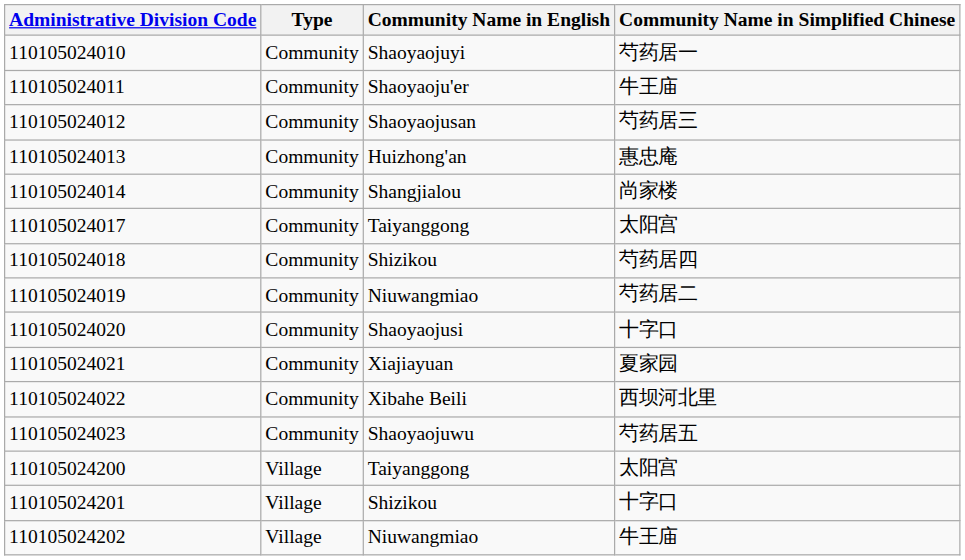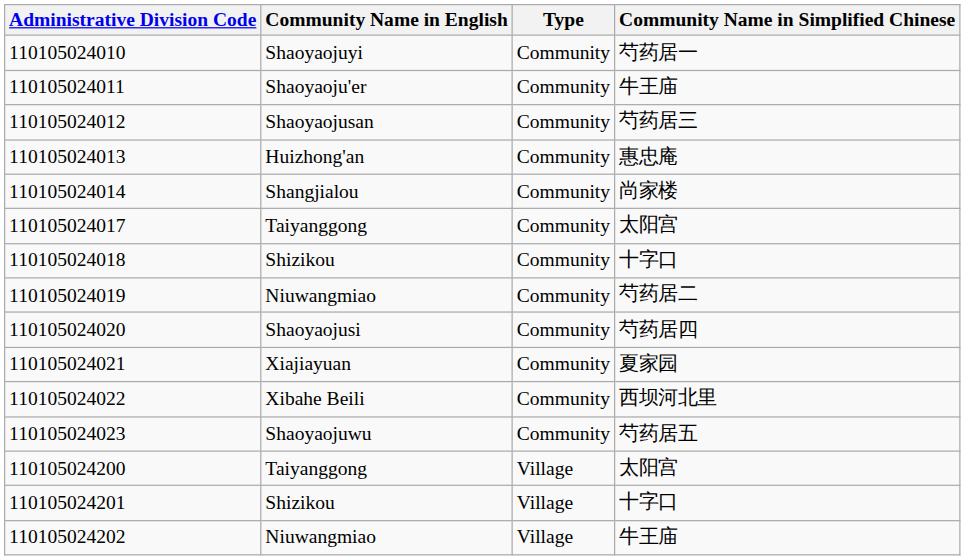columns swapped: (312, 19) <-> (489, 19)
(658, 259) 芍药居四 -> (648, 259) 十字口
(648, 329) 十字口 -> (658, 329) 芍药居四
